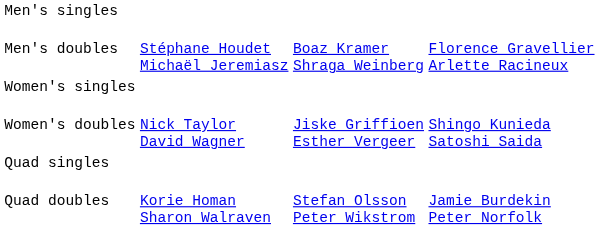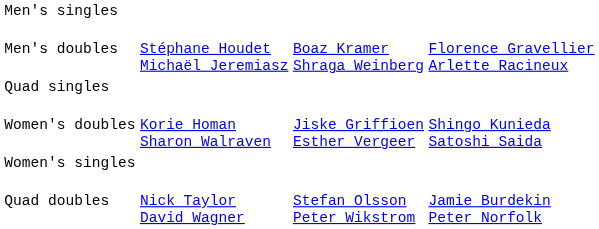rows swapped: (70, 87) <-> (57, 163)
(192, 133) Nick Taylor David Wagner -> (205, 133) Korie Homan Sharon Walraven
(205, 210) Korie Homan Sharon Walraven -> (192, 210) Nick Taylor David Wagner
